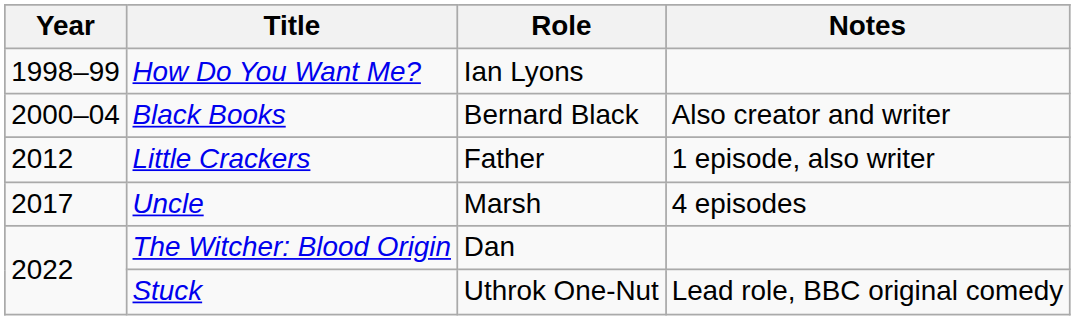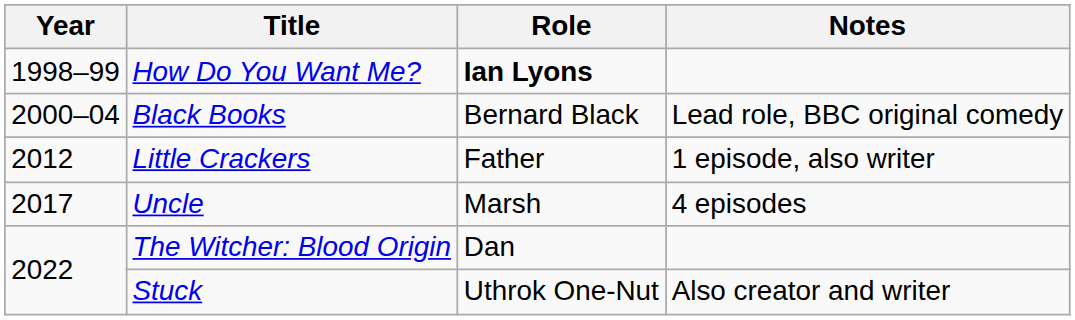(524, 70) normal -> (528, 70) bold
(811, 114) Also creator and writer -> (867, 114) Lead role, BBC original comedy
(867, 291) Lead role, BBC original comedy -> (811, 291) Also creator and writer
